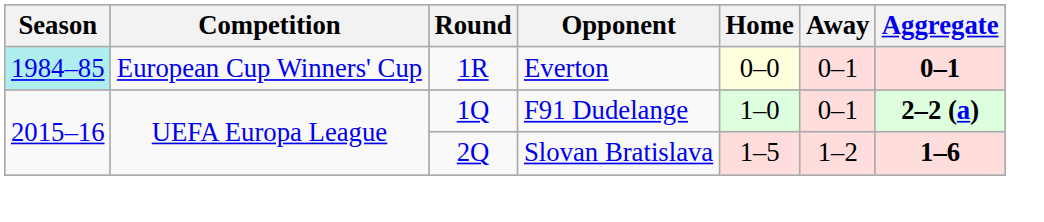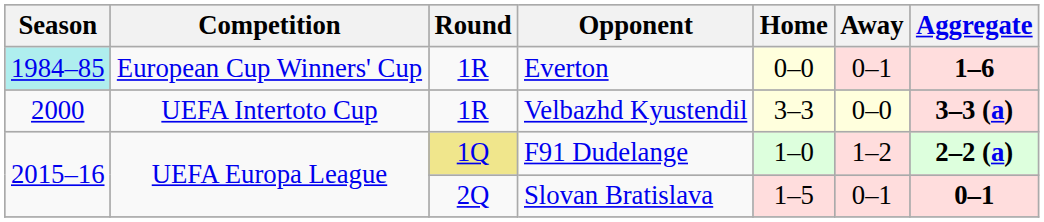(940, 68) 0–1 -> (974, 68) 1–6
+ row: (636, 110)
(473, 110) no background -> (473, 152) khaki background
(838, 110) 0–1 -> (872, 152) 1–2
(838, 152) 1–2 -> (872, 195) 0–1
(940, 152) 1–6 -> (974, 195) 0–1
